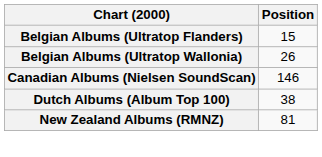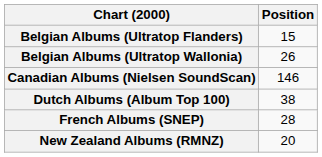+ row: (132, 120)
(288, 120) 81 -> (288, 141) 20
